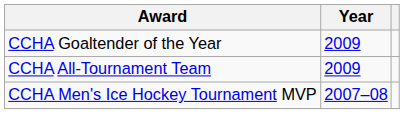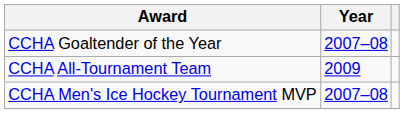(342, 43) 2009 -> (356, 43) 2007–08
